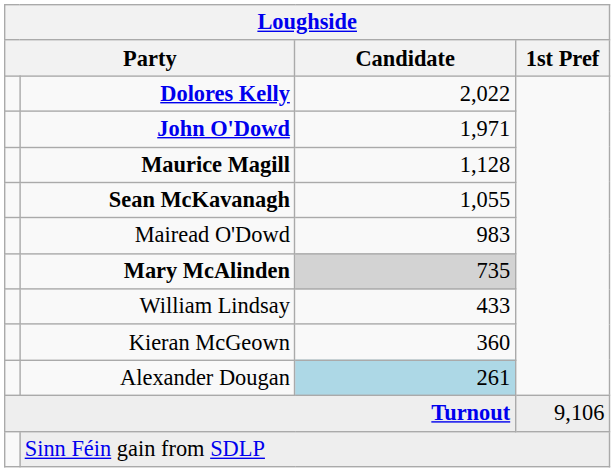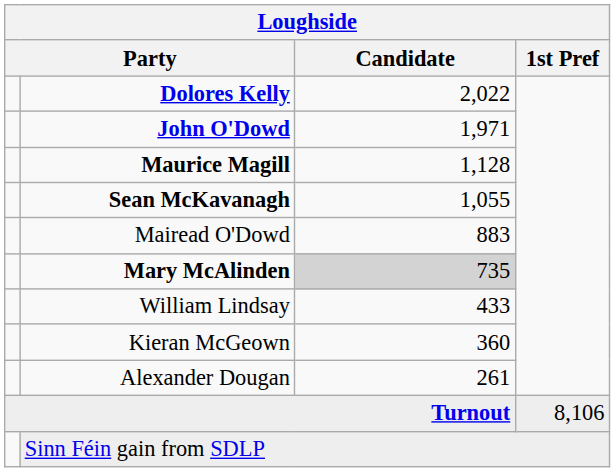(493, 235) 983 -> (493, 235) 883
(493, 377) lightblue background -> (493, 377) no background
(579, 413) 9,106 -> (579, 413) 8,106
